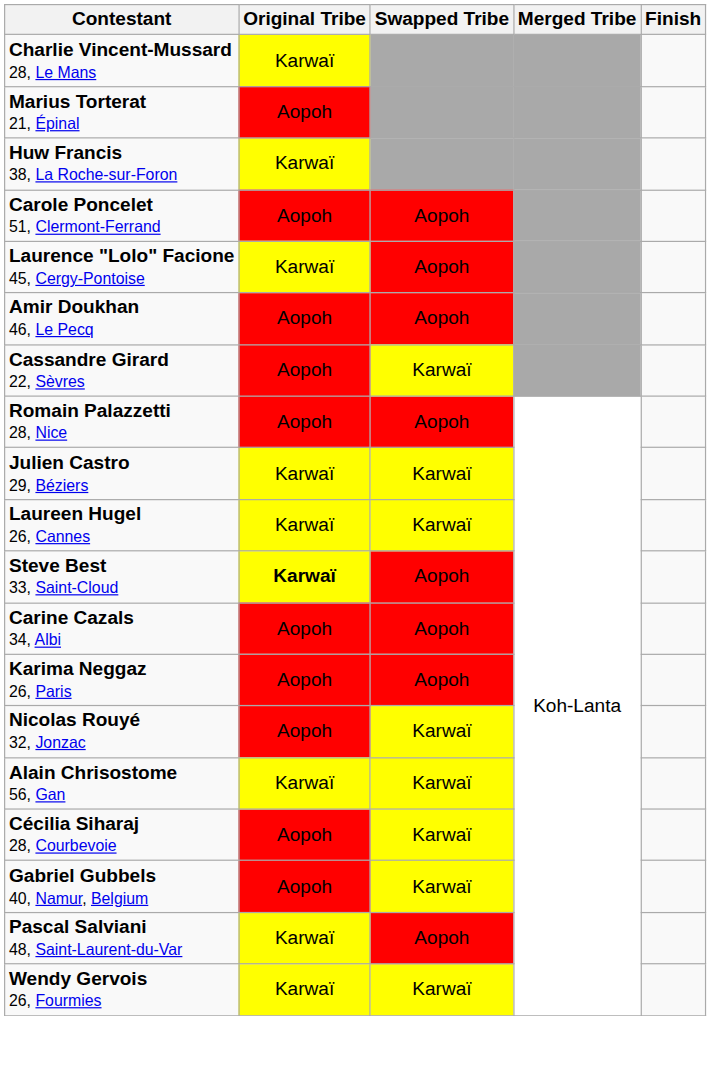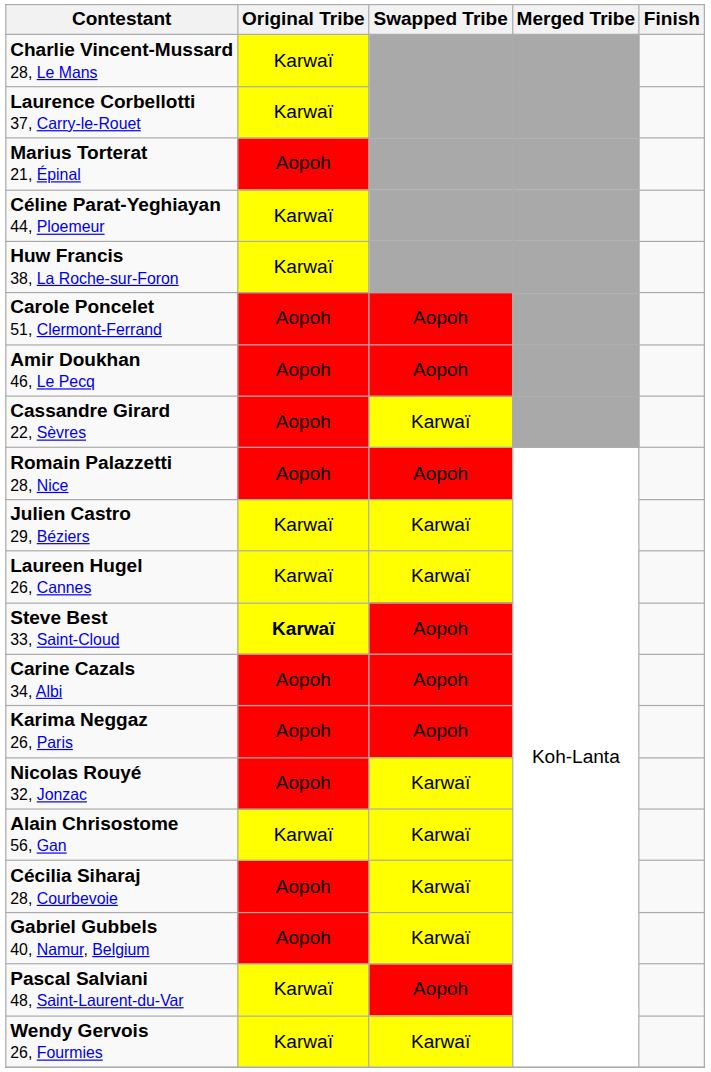+ row: (103, 112)
+ row: (116, 215)
- row: (122, 266)
